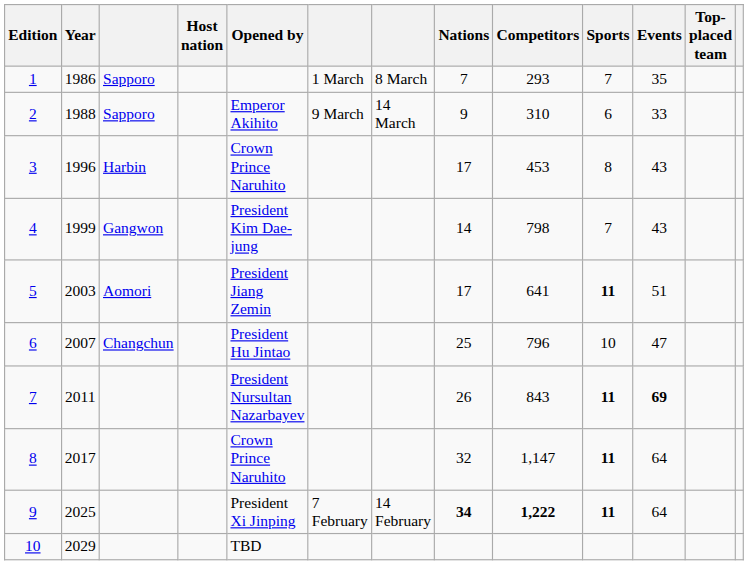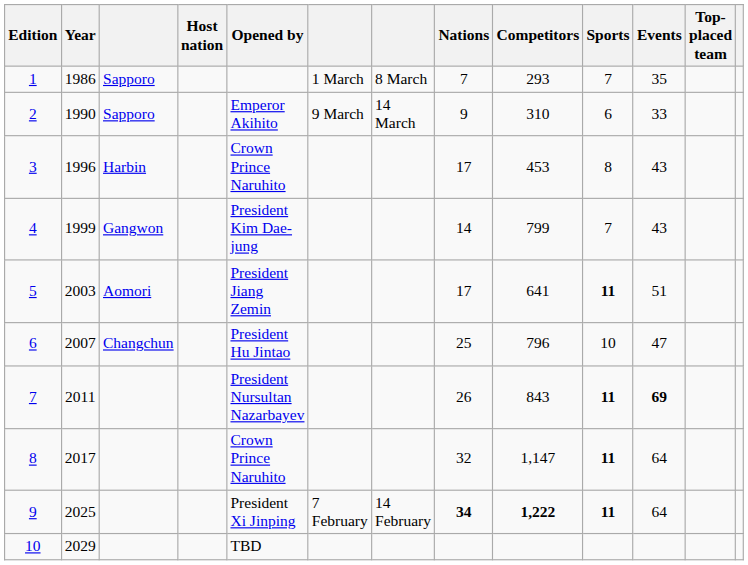(80, 113) 1988 -> (80, 113) 1990
(538, 228) 798 -> (538, 228) 799
